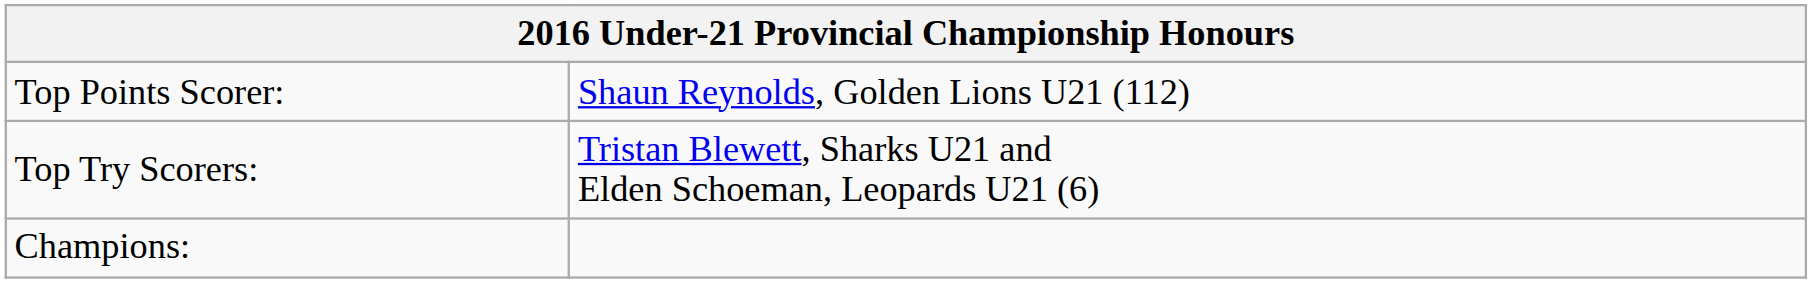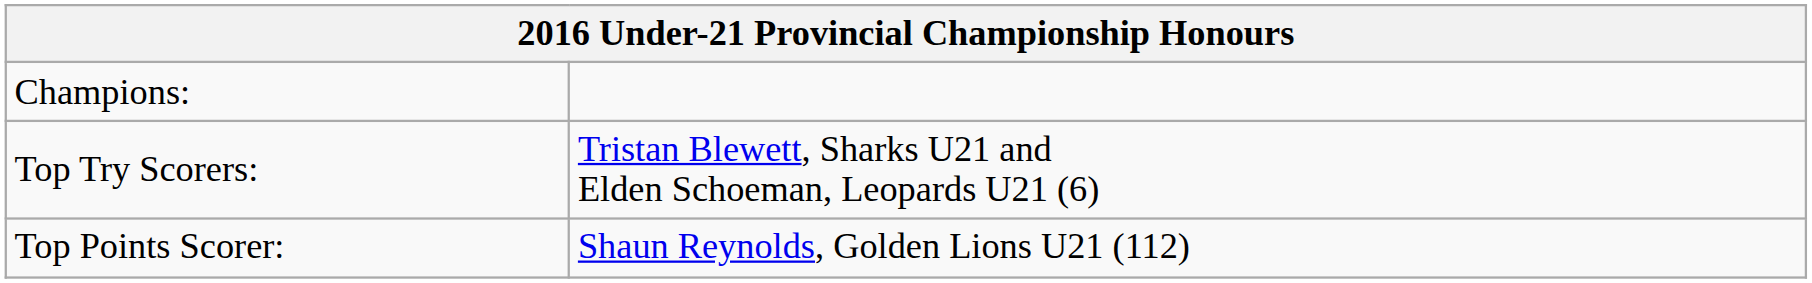rows swapped: (102, 246) <-> (150, 90)
